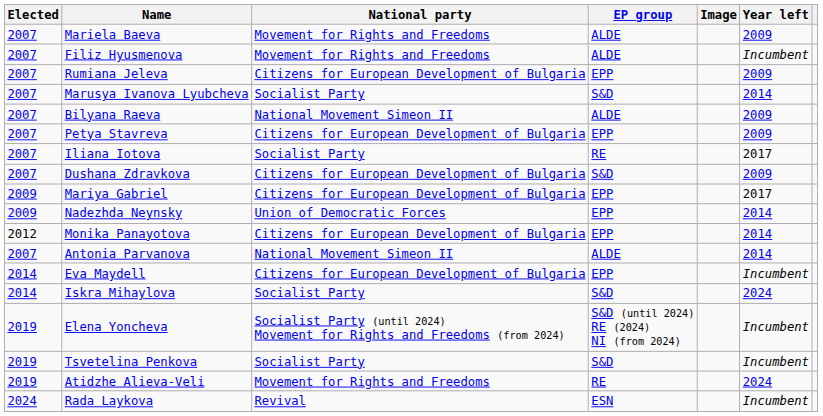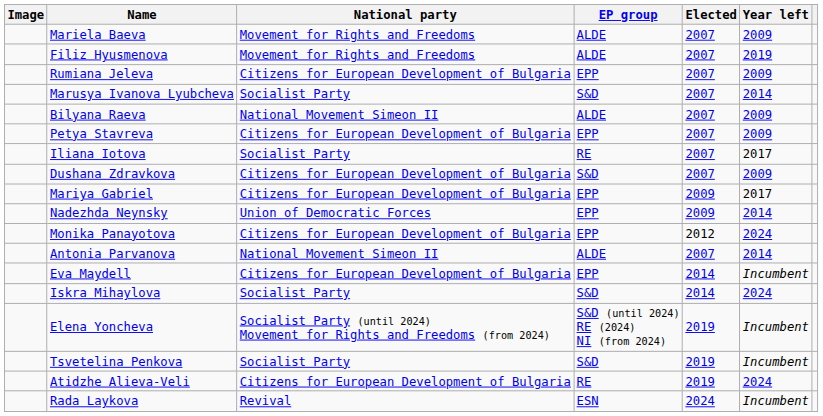columns swapped: (719, 14) <-> (33, 14)
(776, 54) Incumbent -> (757, 54) 2019
(757, 234) 2014 -> (757, 234) 2024
(372, 381) Movement for Rights and Freedoms -> (405, 381) Citizens for European Development of Bulgaria
